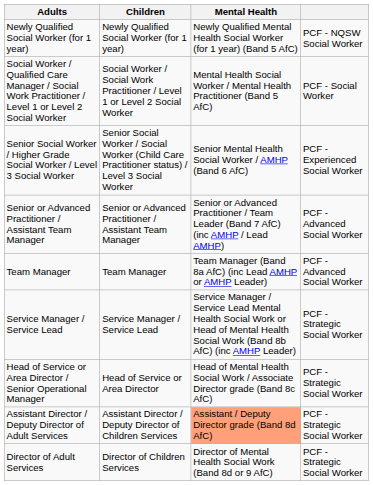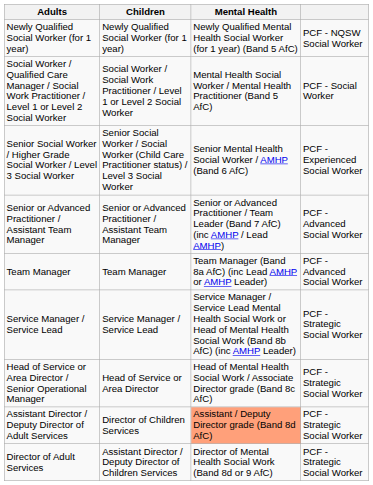(142, 425) Assistant Director / Deputy Director of Children Services -> (144, 425) Director of Children Services
(144, 462) Director of Children Services -> (142, 462) Assistant Director / Deputy Director of Children Services
